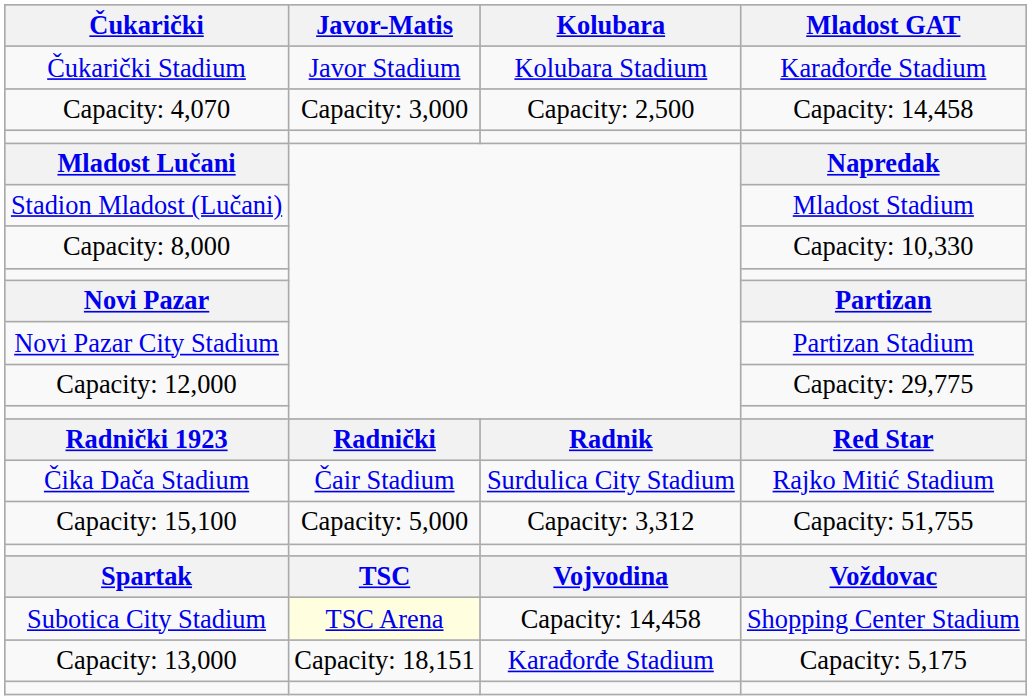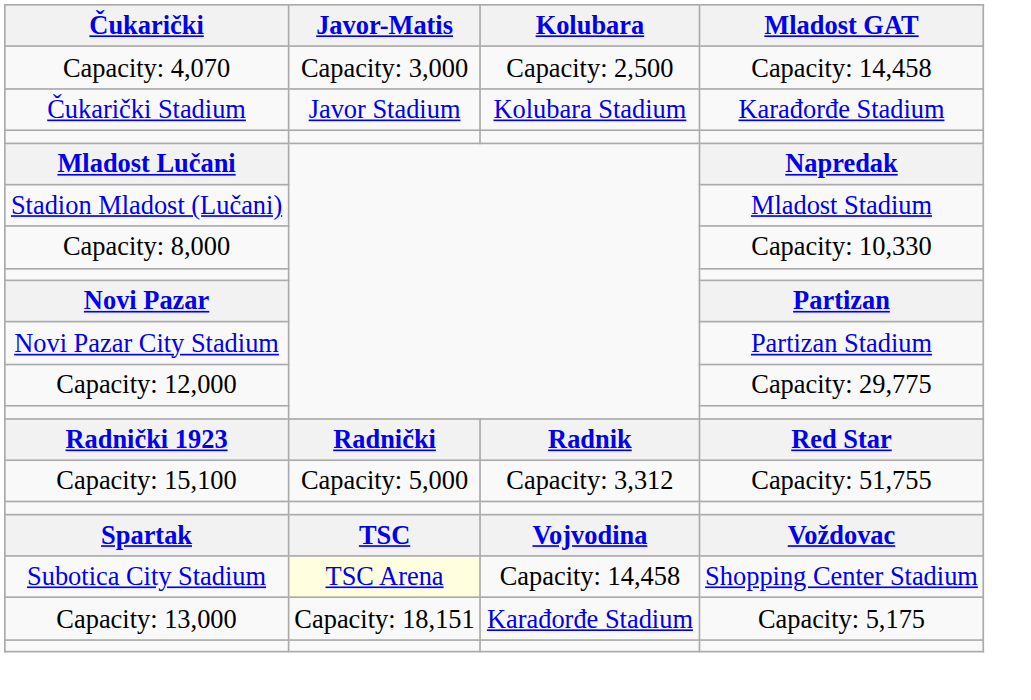rows swapped: (147, 67) <-> (147, 109)
- row: (147, 480)
